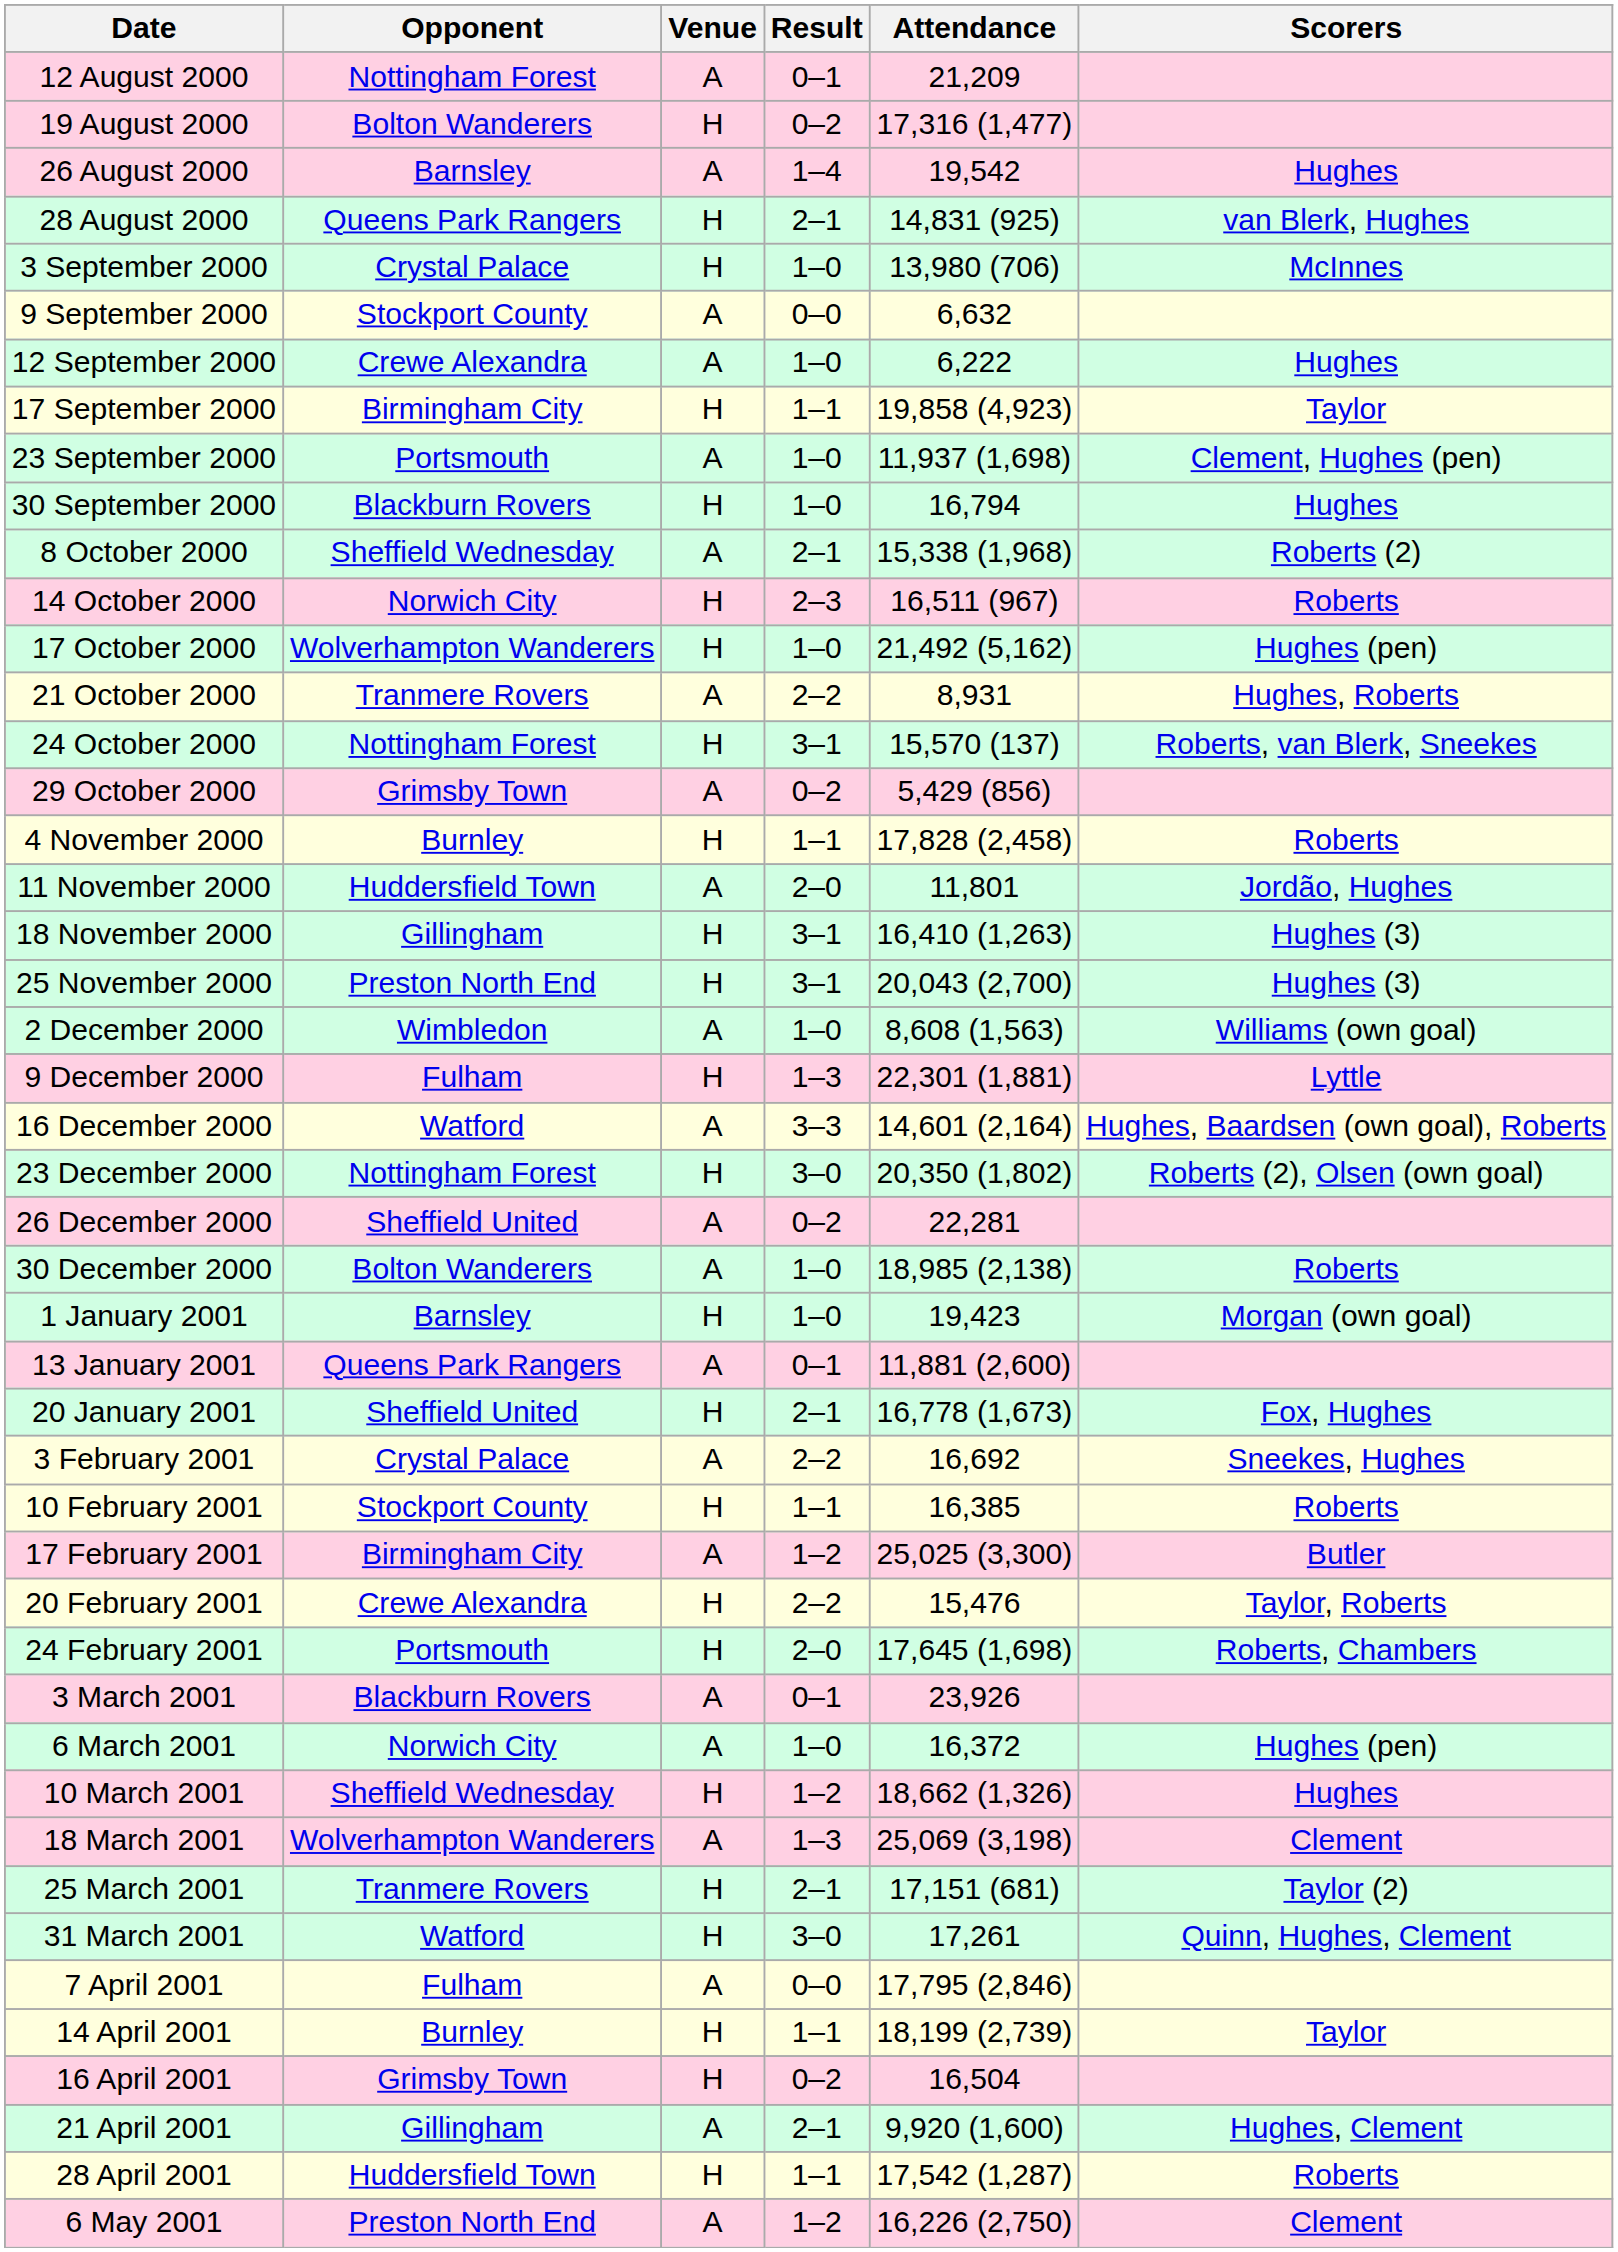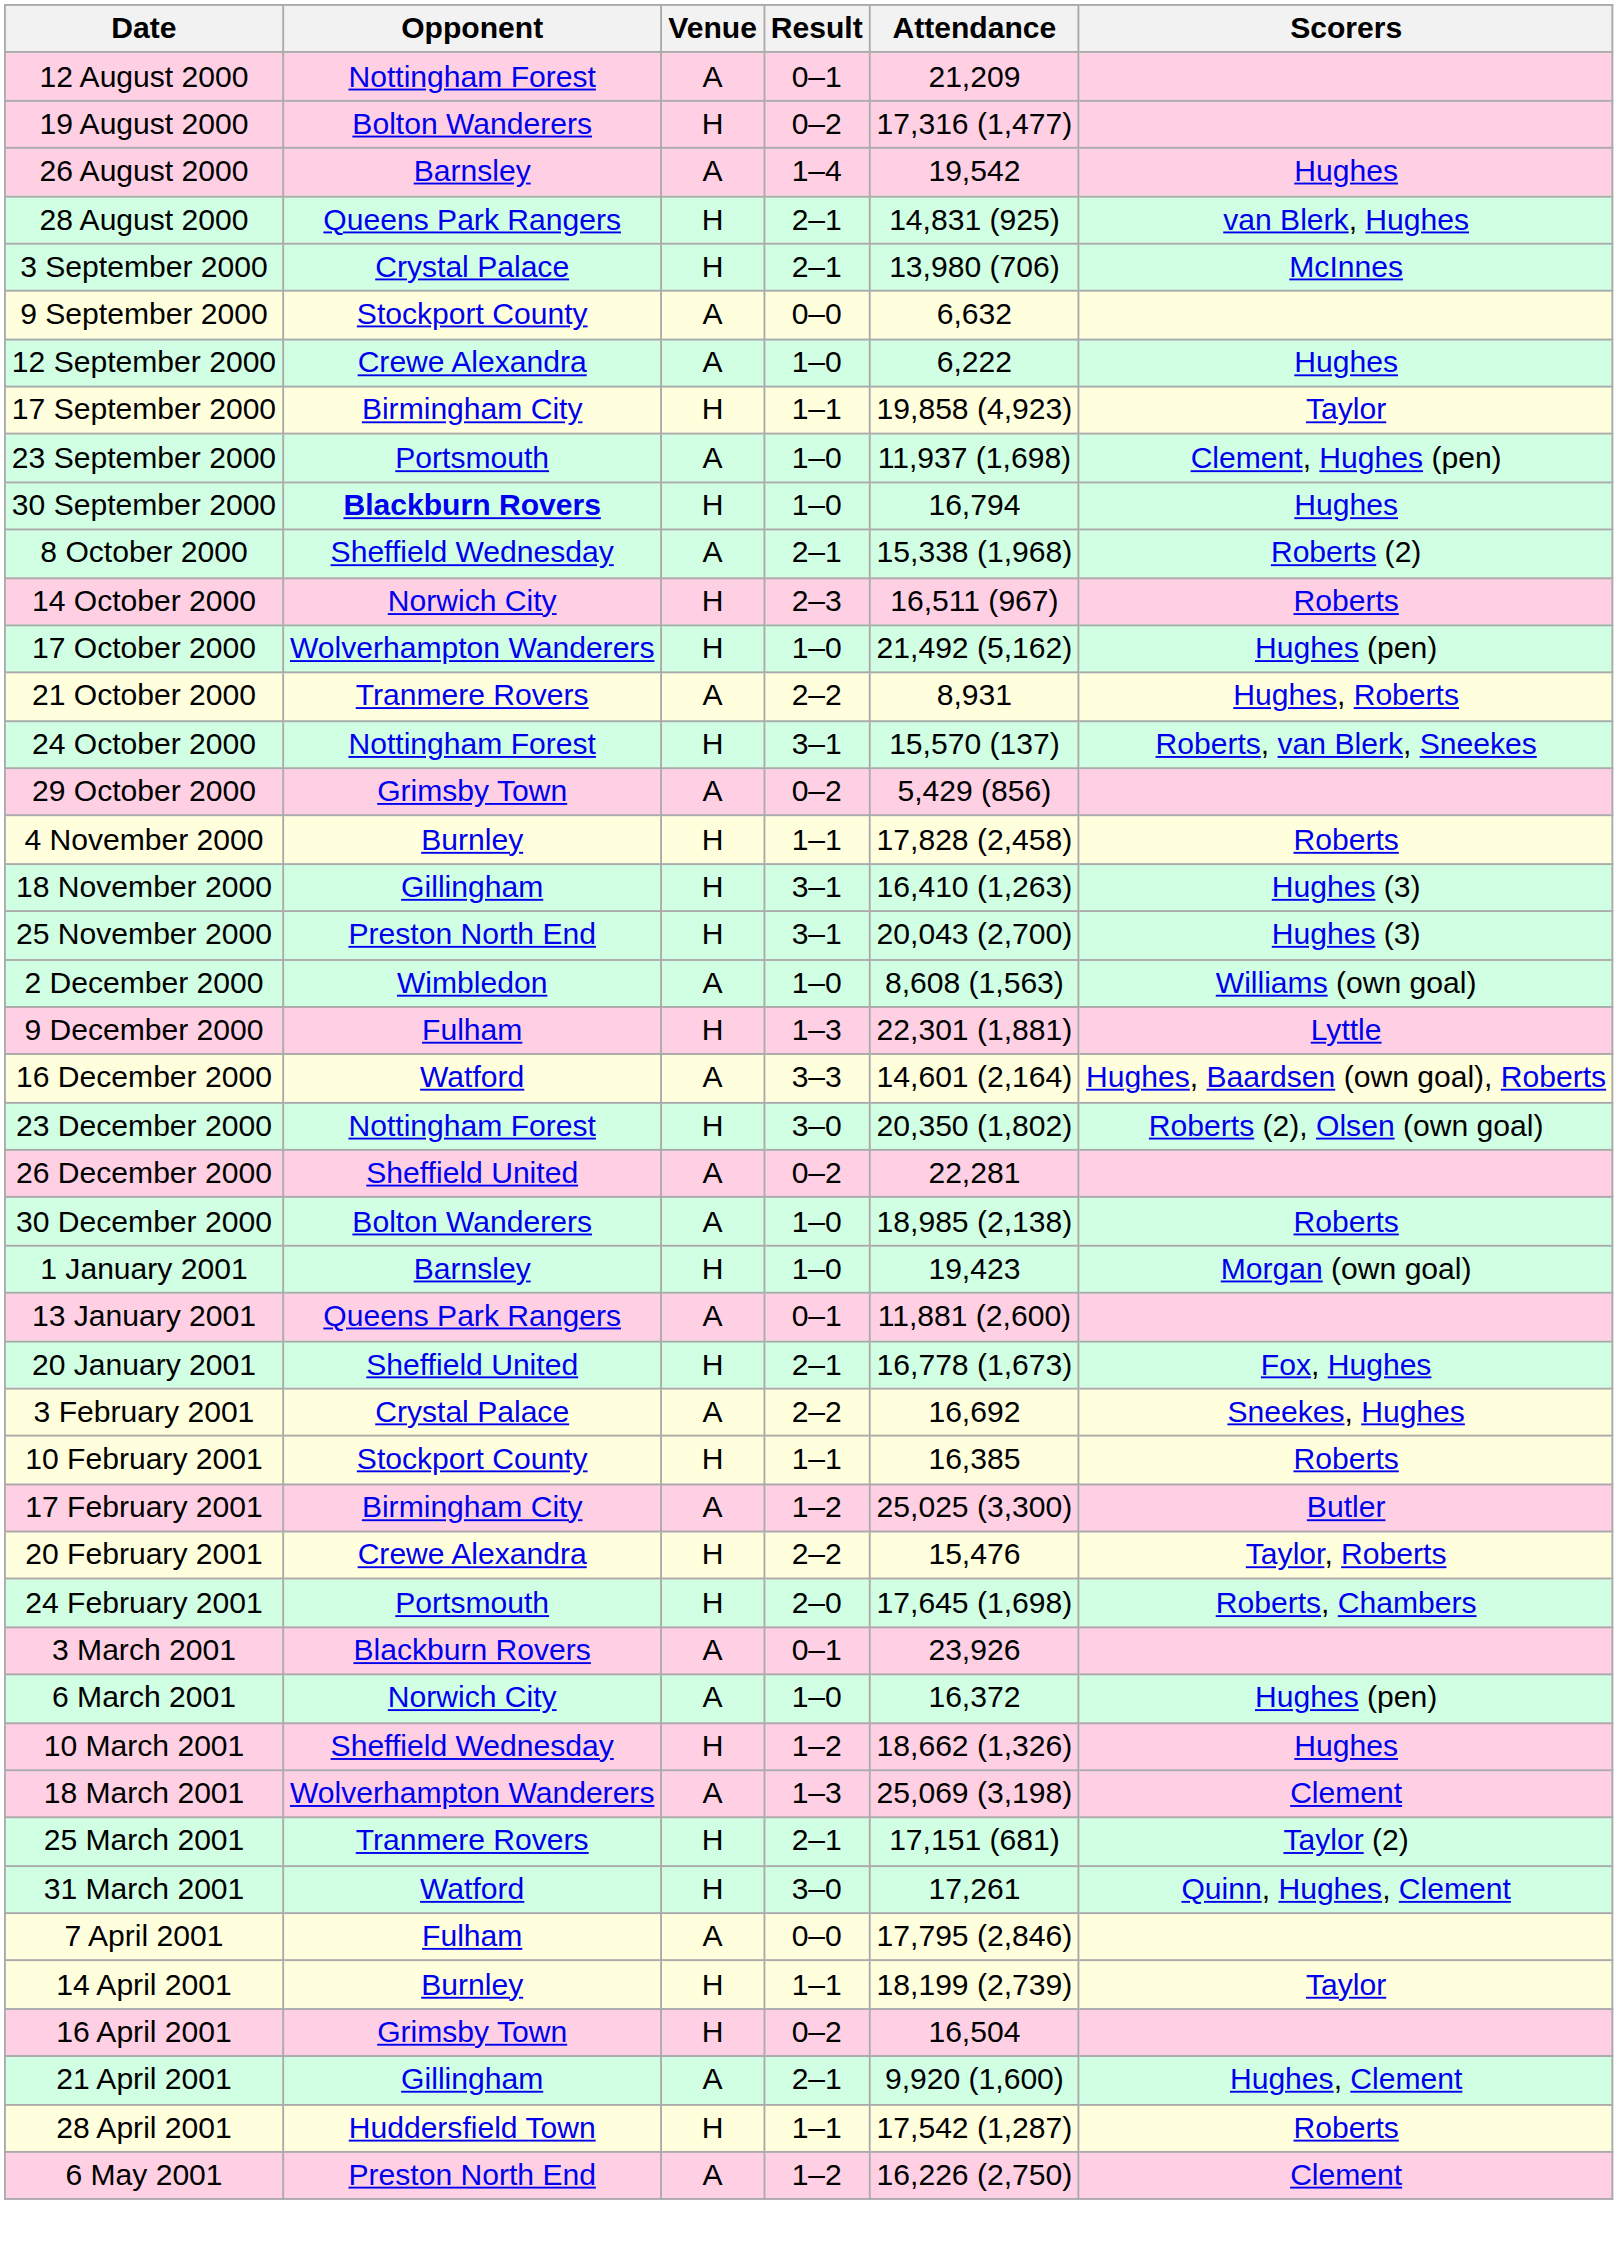(817, 266) 1–0 -> (817, 266) 2–1
(472, 505) normal -> (472, 505) bold
- row: (144, 887)
